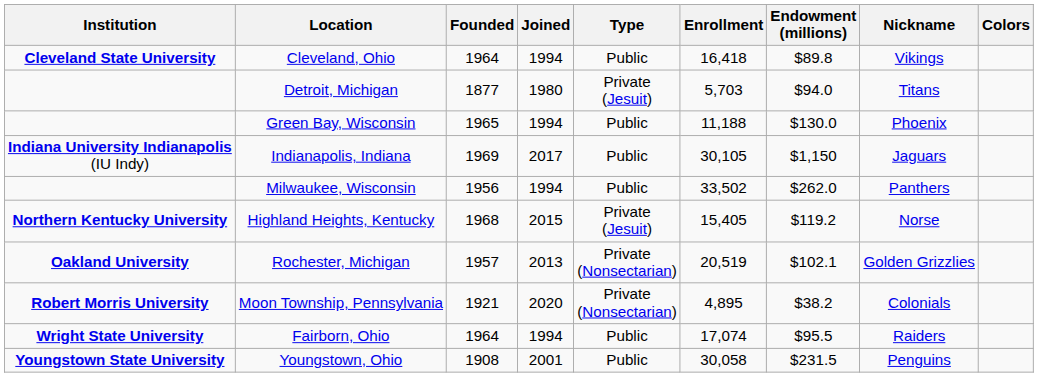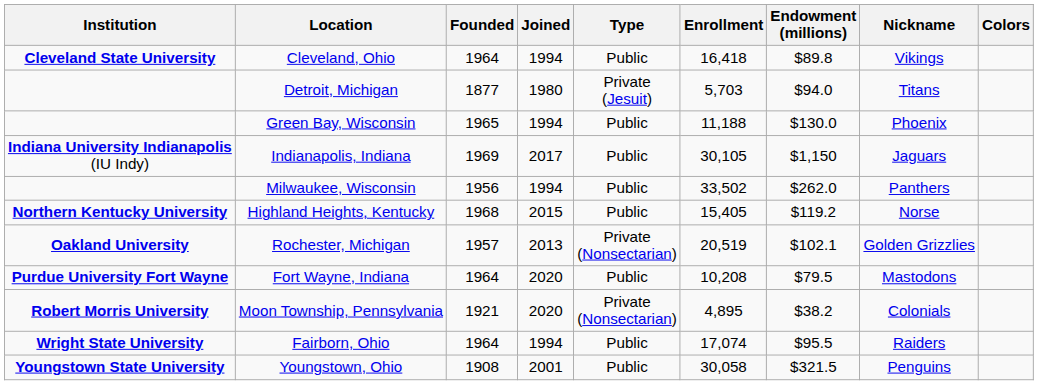(627, 221) Private (Jesuit) -> (627, 212) Public
+ row: (341, 277)
(813, 360) $231.5 -> (813, 367) $321.5
